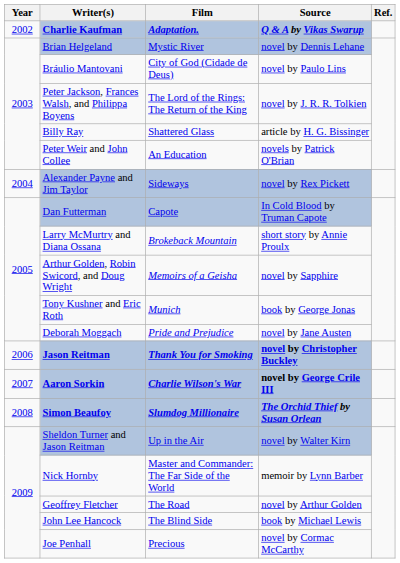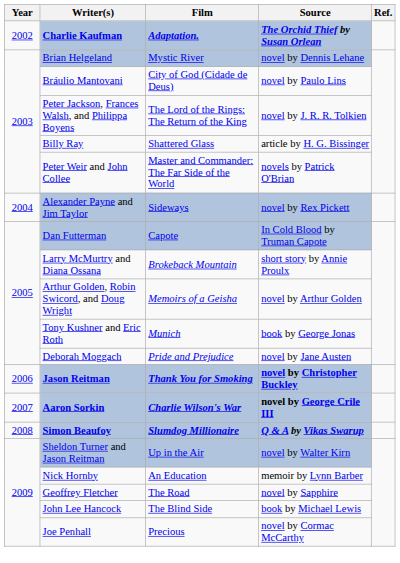(312, 29) Q & A by Vikas Swarup -> (306, 35) The Orchid Thief by Susan Orlean
(177, 154) An Education -> (201, 172) Master and Commander: The Far Side of the World
(300, 275) novel by Sapphire -> (311, 299) novel by Arthur Golden
(306, 412) The Orchid Thief by Susan Orlean -> (312, 430) Q & A by Vikas Swarup
(201, 475) Master and Commander: The Far Side of the World -> (177, 475) An Education
(311, 504) novel by Arthur Golden -> (300, 492) novel by Sapphire
